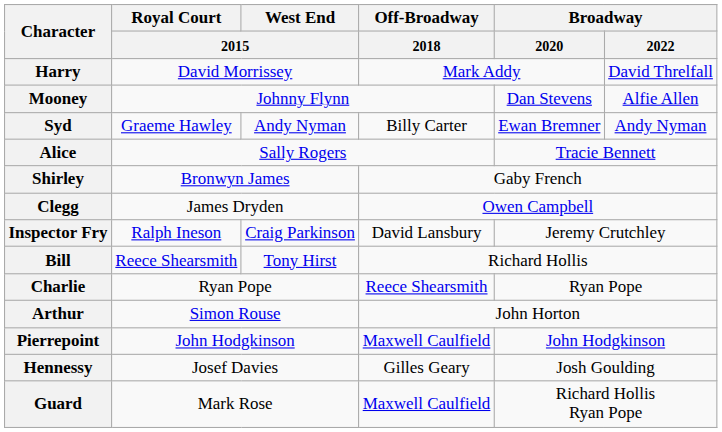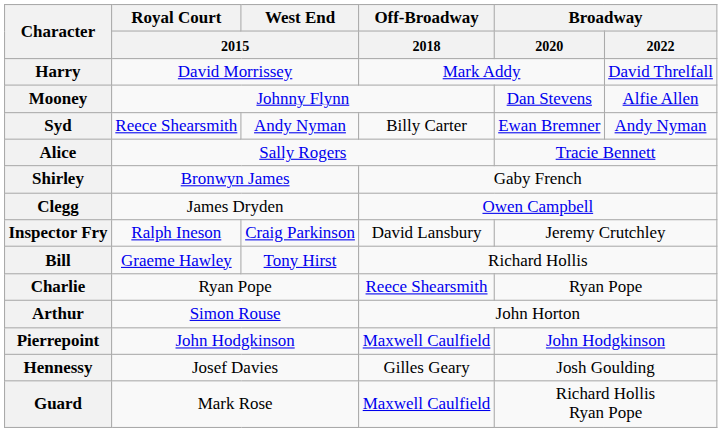(176, 125) Graeme Hawley -> (176, 125) Reece Shearsmith
(176, 260) Reece Shearsmith -> (176, 260) Graeme Hawley
